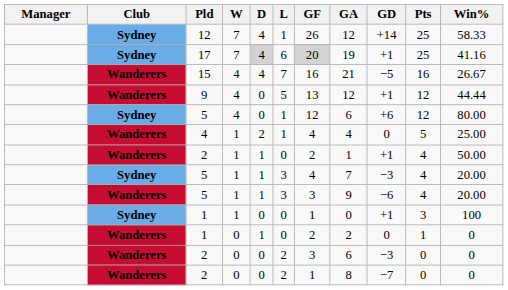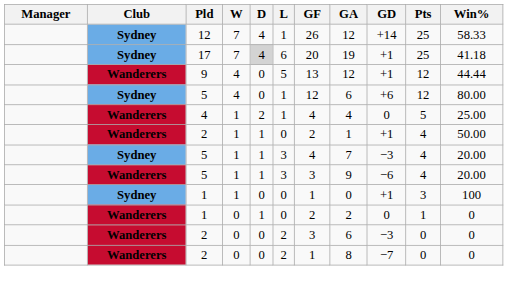(312, 54) lightgrey background -> (312, 54) no background
(472, 54) 41.16 -> (472, 54) 41.18
- row: (204, 74)
